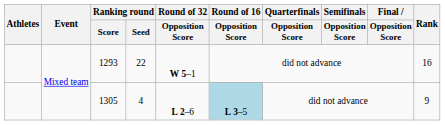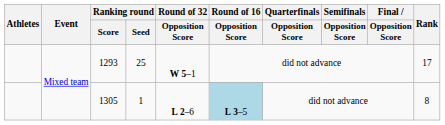(141, 64) 22 -> (141, 64) 25
(427, 64) 16 -> (427, 64) 17
(141, 101) 4 -> (141, 101) 1
(427, 101) 9 -> (427, 101) 8
